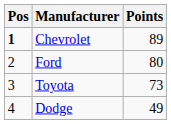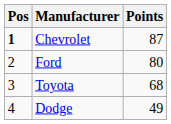(156, 39) 89 -> (156, 39) 87
(156, 85) 73 -> (156, 85) 68
